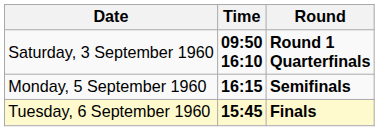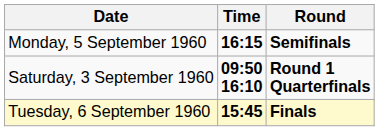rows swapped: (111, 52) <-> (107, 86)
